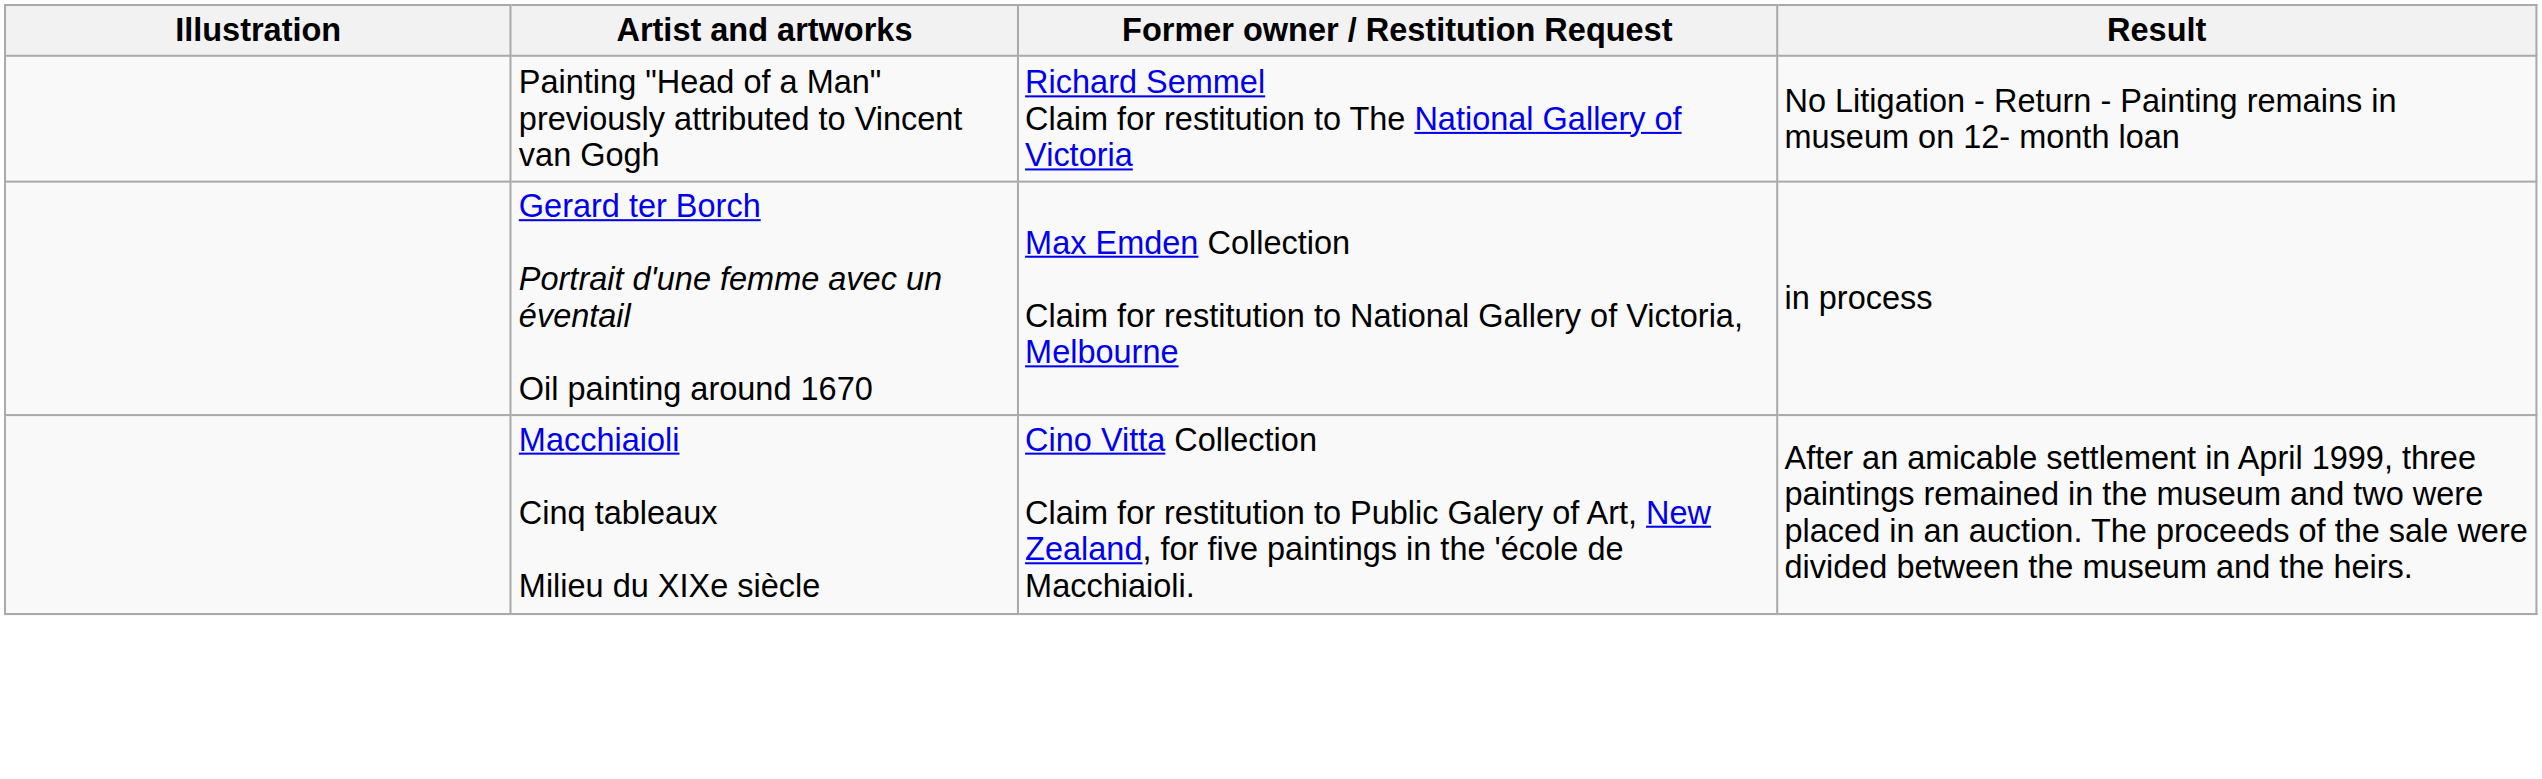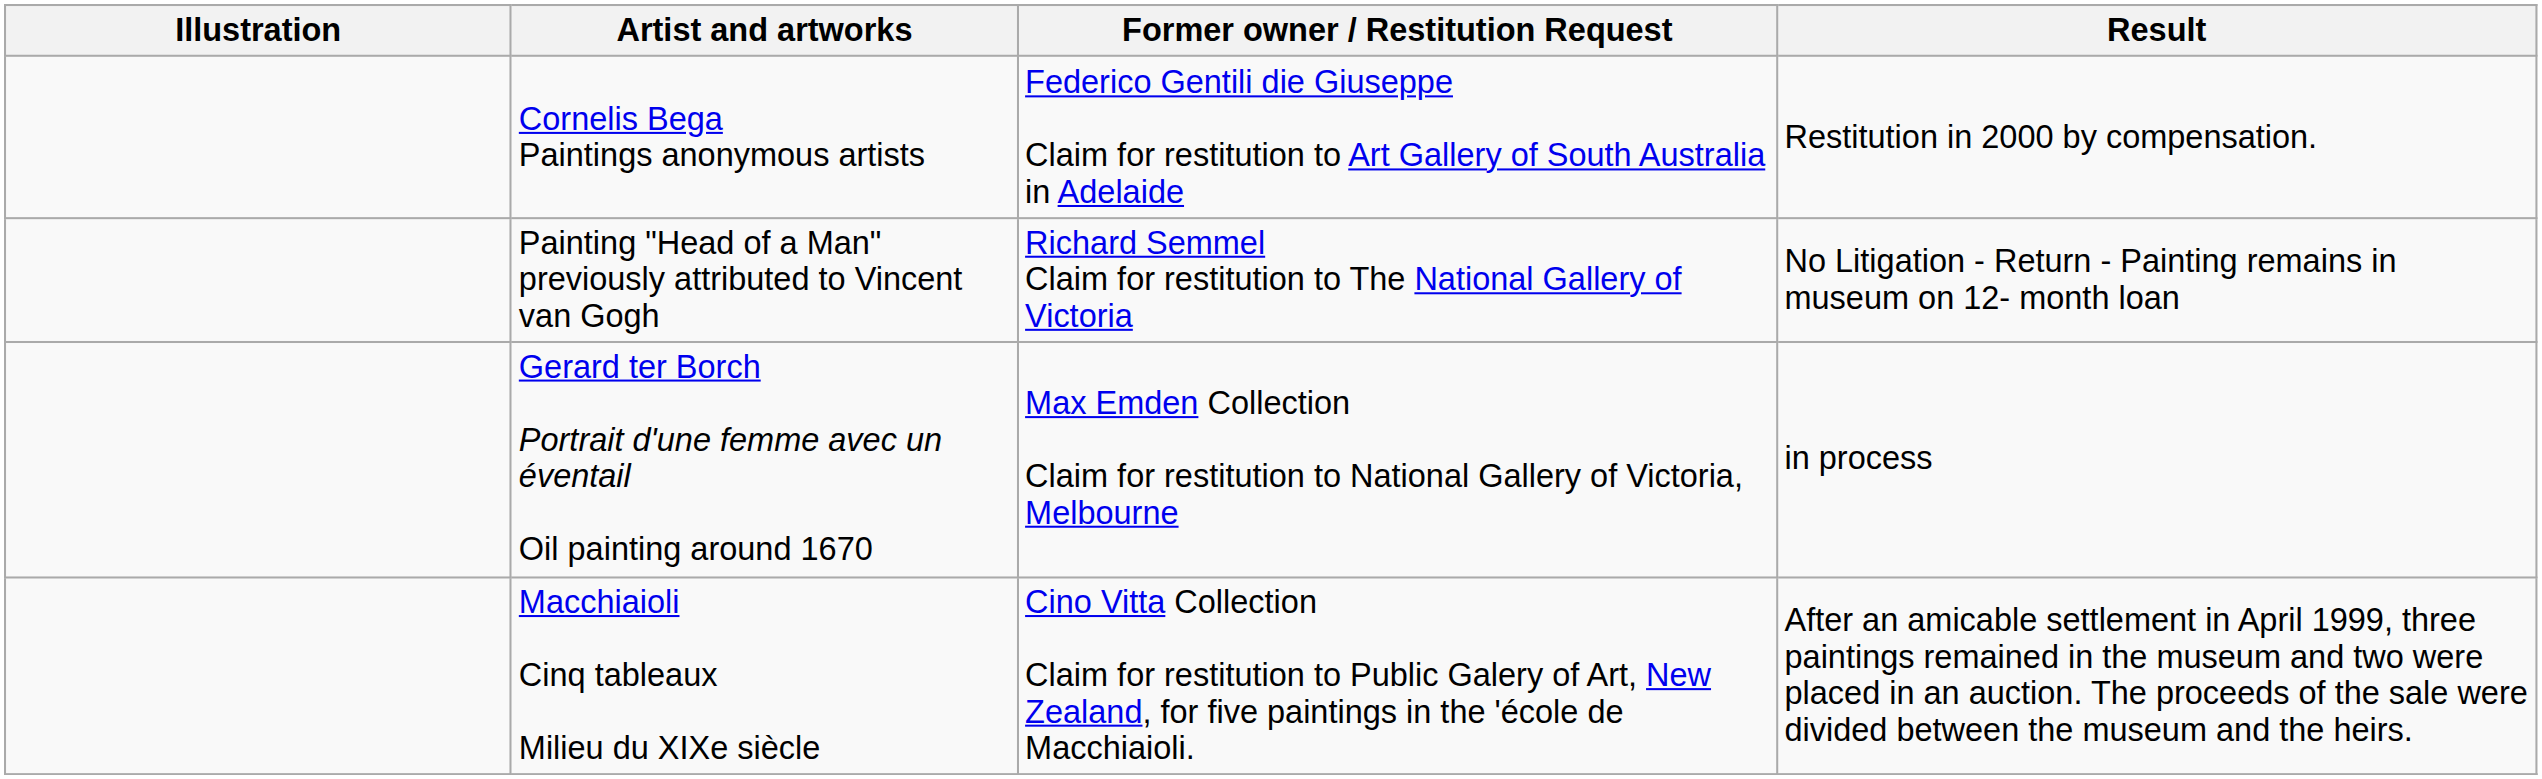+ row: (722, 136)
